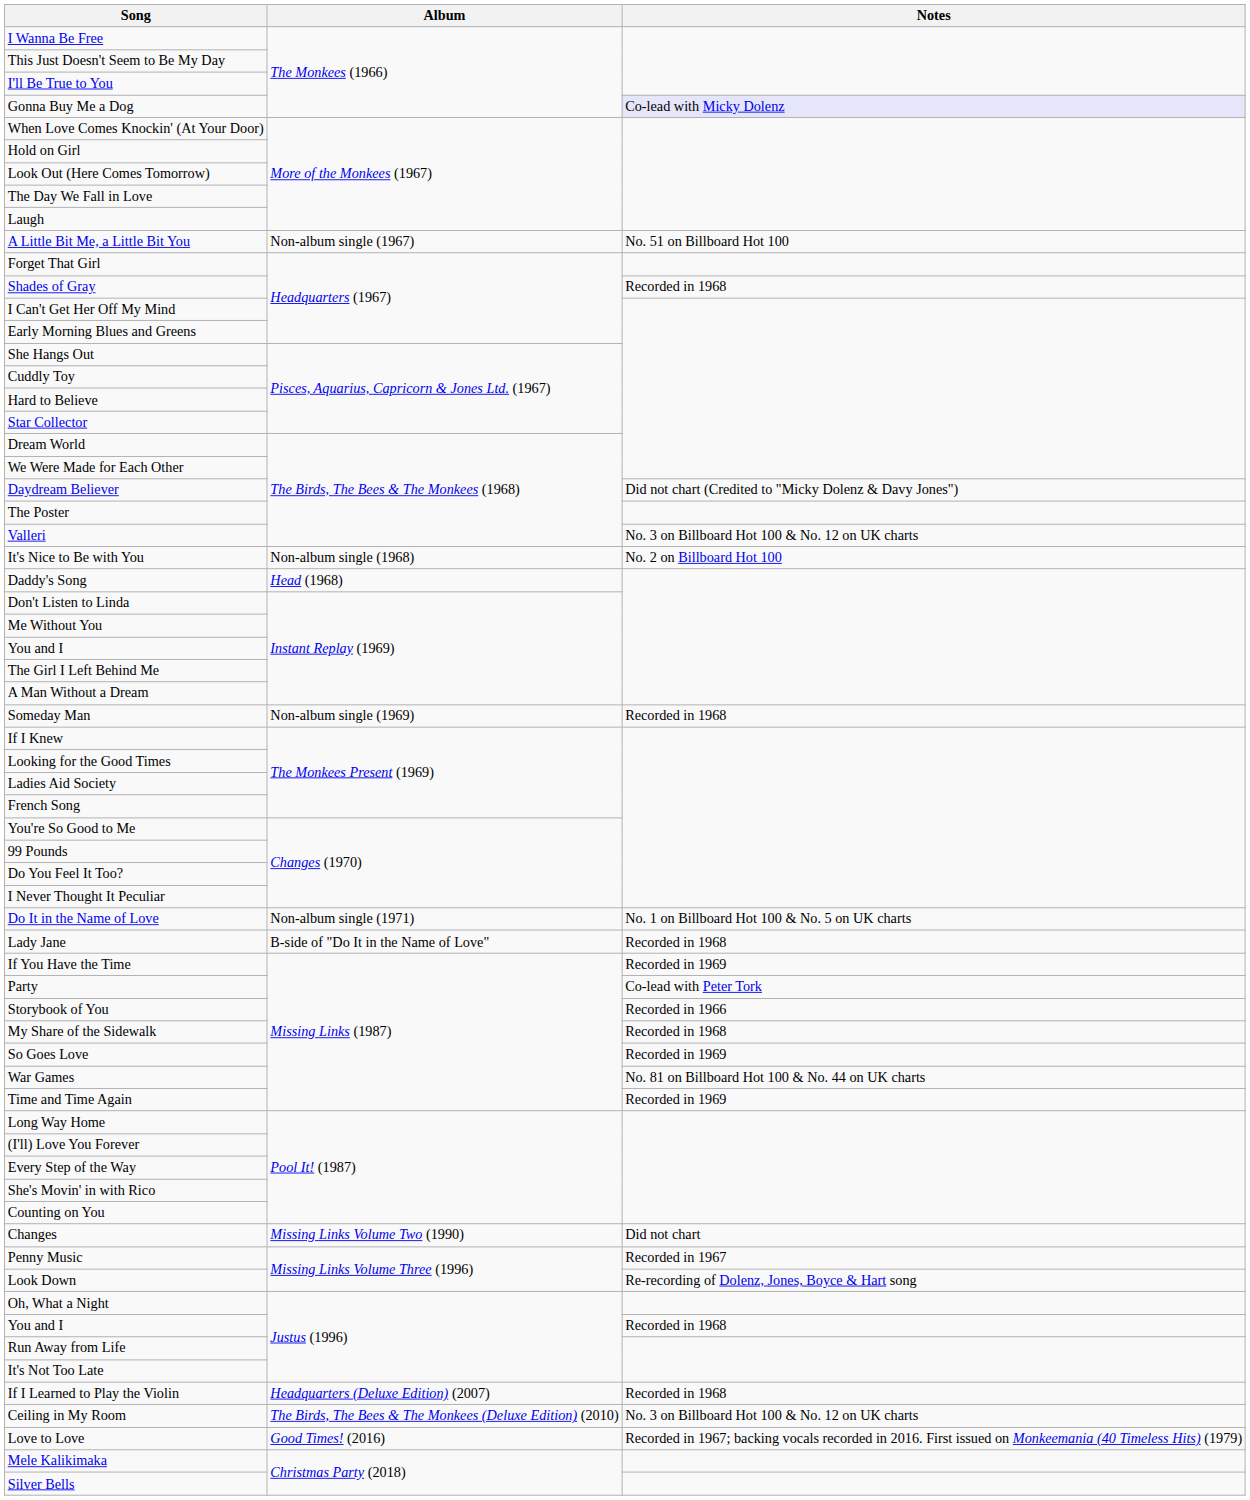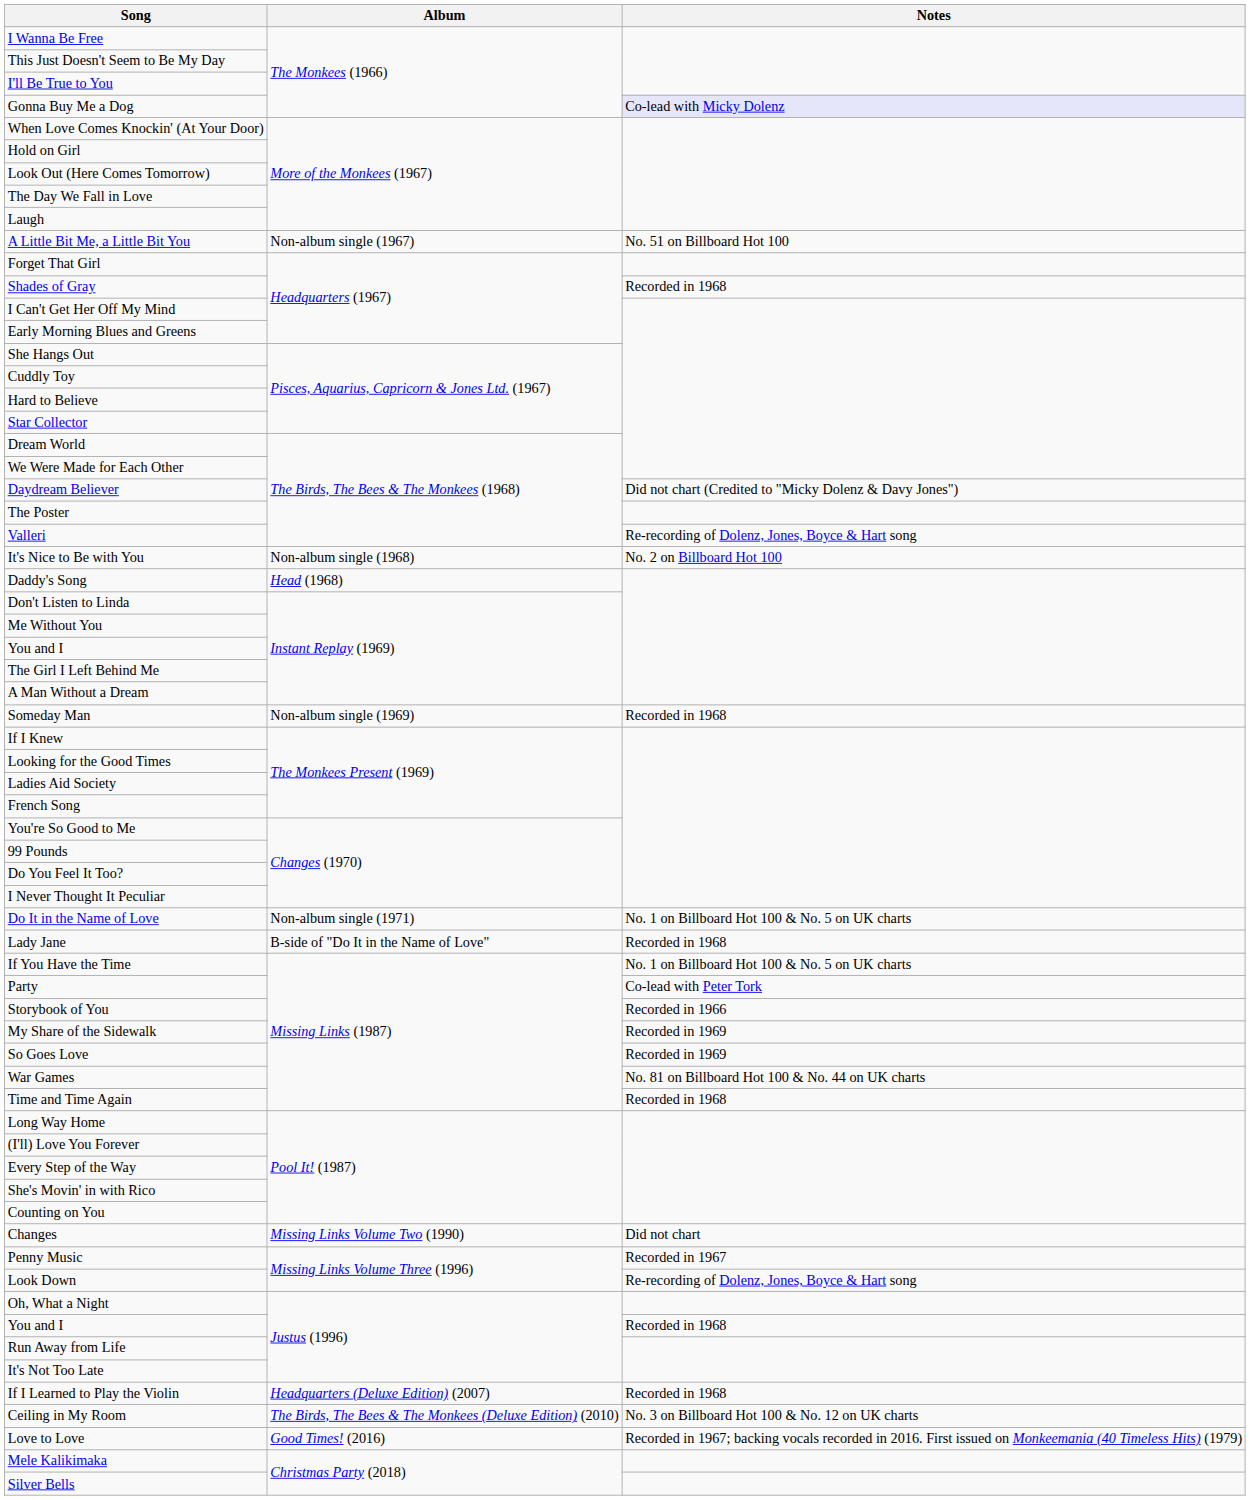(772, 535) No. 3 on Billboard Hot 100 & No. 12 on UK charts -> (771, 535) Re-recording of Dolenz, Jones, Boyce & Hart song
(676, 964) Recorded in 1969 -> (768, 964) No. 1 on Billboard Hot 100 & No. 5 on UK charts
(676, 1032) Recorded in 1968 -> (676, 1032) Recorded in 1969
(676, 1099) Recorded in 1969 -> (676, 1099) Recorded in 1968
